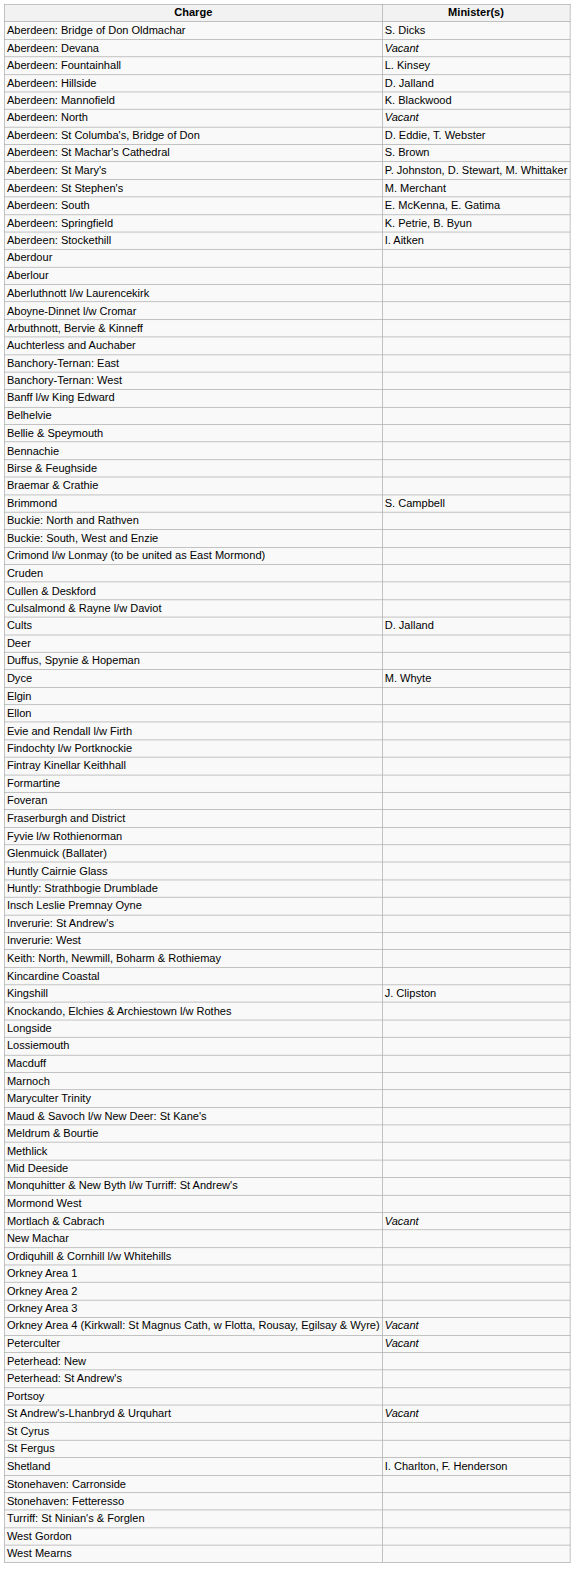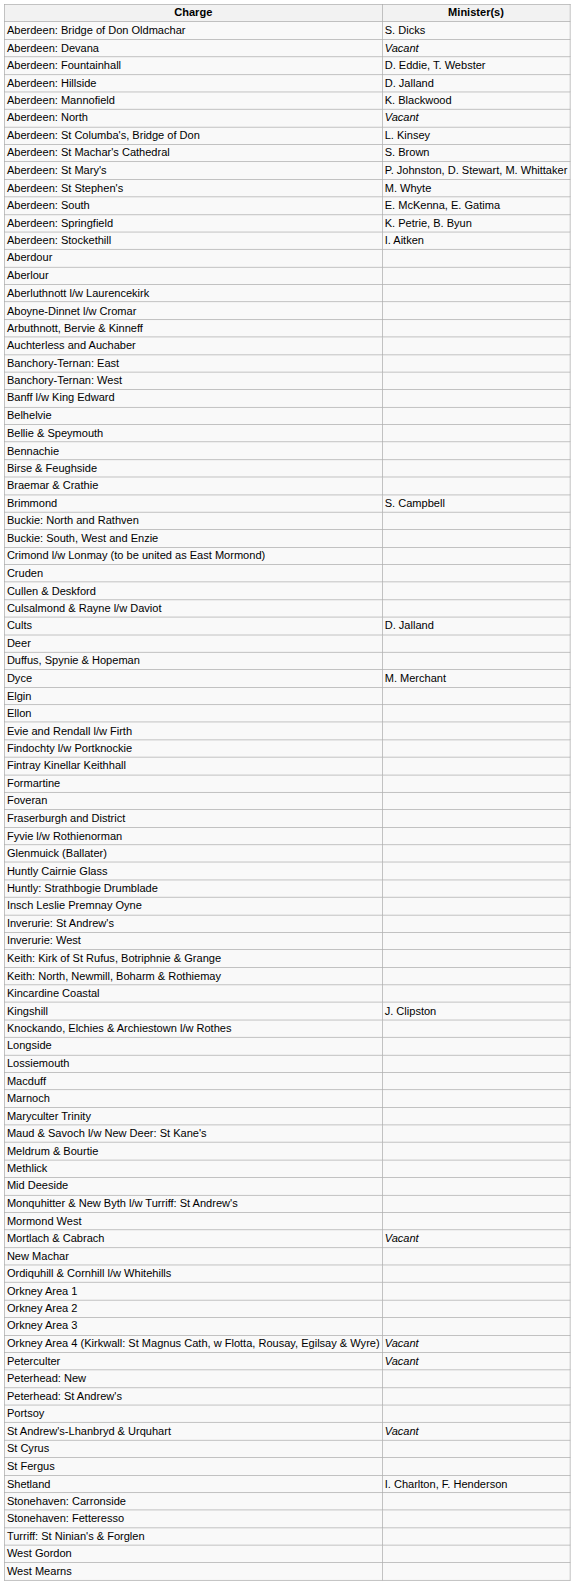(407, 65) L. Kinsey -> (435, 65) D. Eddie, T. Webster
(435, 135) D. Eddie, T. Webster -> (407, 135) L. Kinsey
(415, 188) M. Merchant -> (408, 188) M. Whyte
(408, 678) M. Whyte -> (415, 678) M. Merchant
+ row: (114, 958)
